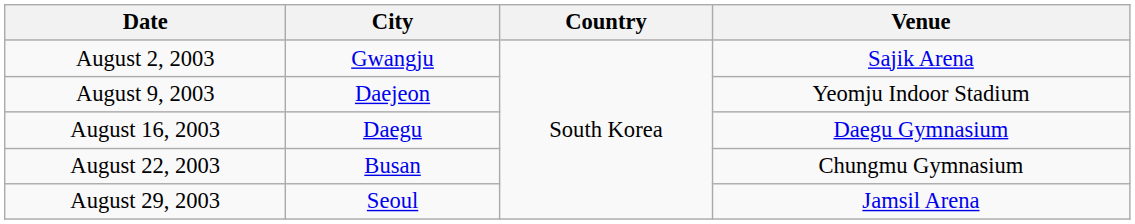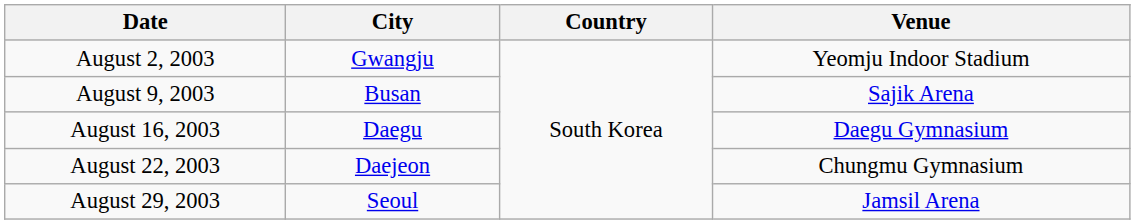(921, 58) Sajik Arena -> (921, 58) Yeomju Indoor Stadium
(393, 93) Daejeon -> (393, 93) Busan
(921, 93) Yeomju Indoor Stadium -> (921, 93) Sajik Arena
(393, 165) Busan -> (393, 165) Daejeon
